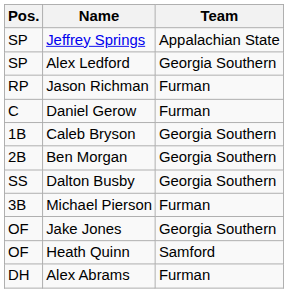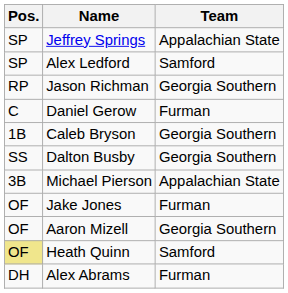(218, 63) Georgia Southern -> (187, 63) Samford
(185, 87) Furman -> (218, 87) Georgia Southern
- row: (87, 157)
(185, 205) Furman -> (219, 181) Appalachian State
(218, 228) Georgia Southern -> (185, 205) Furman
+ row: (87, 228)
(18, 252) no background -> (18, 252) khaki background
